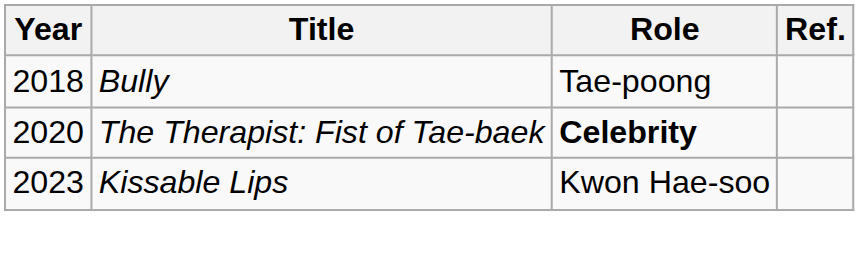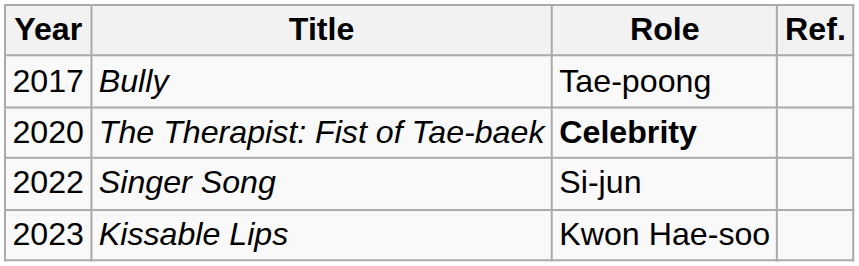(48, 81) 2018 -> (48, 81) 2017
+ row: (187, 183)
